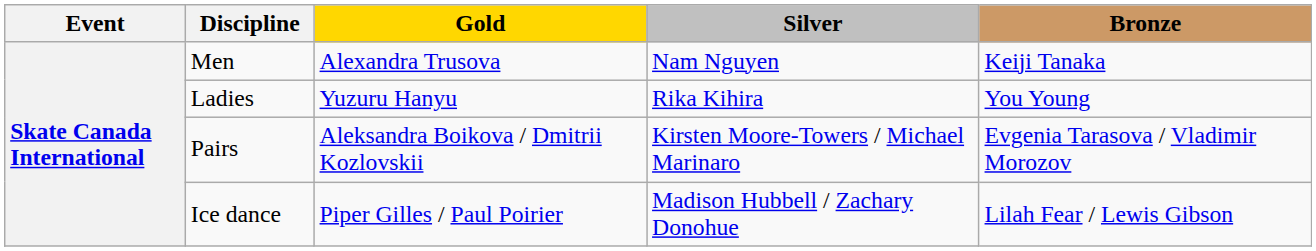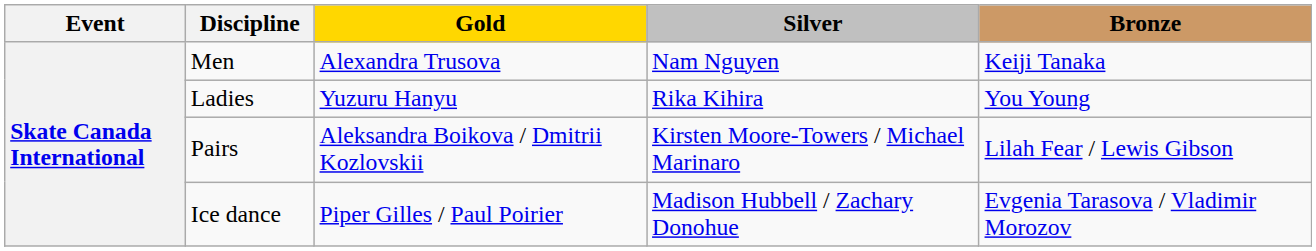(1120, 149) Evgenia Tarasova / Vladimir Morozov -> (1109, 149) Lilah Fear / Lewis Gibson
(1109, 213) Lilah Fear / Lewis Gibson -> (1120, 213) Evgenia Tarasova / Vladimir Morozov
